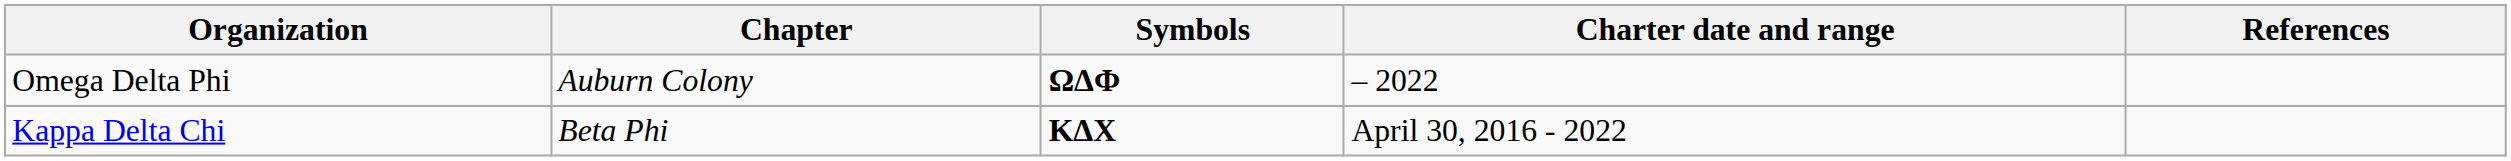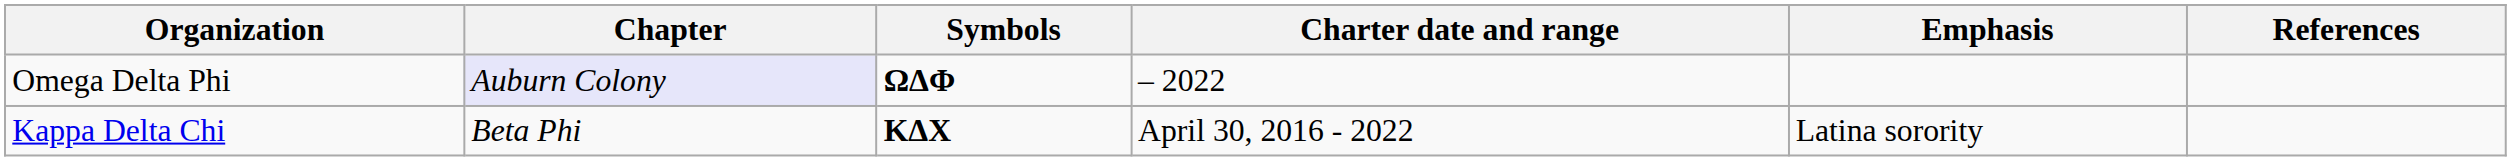+ column: (1988, 29)
(656, 79) no background -> (569, 79) lavender background
